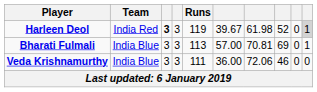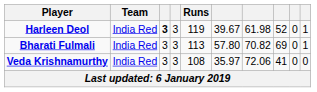(307, 29) lightgrey background -> (305, 29) no background
(136, 45) India Blue -> (135, 45) India Red
(229, 45) 57.00 -> (227, 45) 57.80
(260, 45) 70.81 -> (258, 45) 70.82
(136, 62) India Blue -> (135, 62) India Red
(198, 62) 111 -> (196, 62) 108
(229, 62) 36.00 -> (227, 62) 35.97
(283, 62) 46 -> (281, 62) 41
